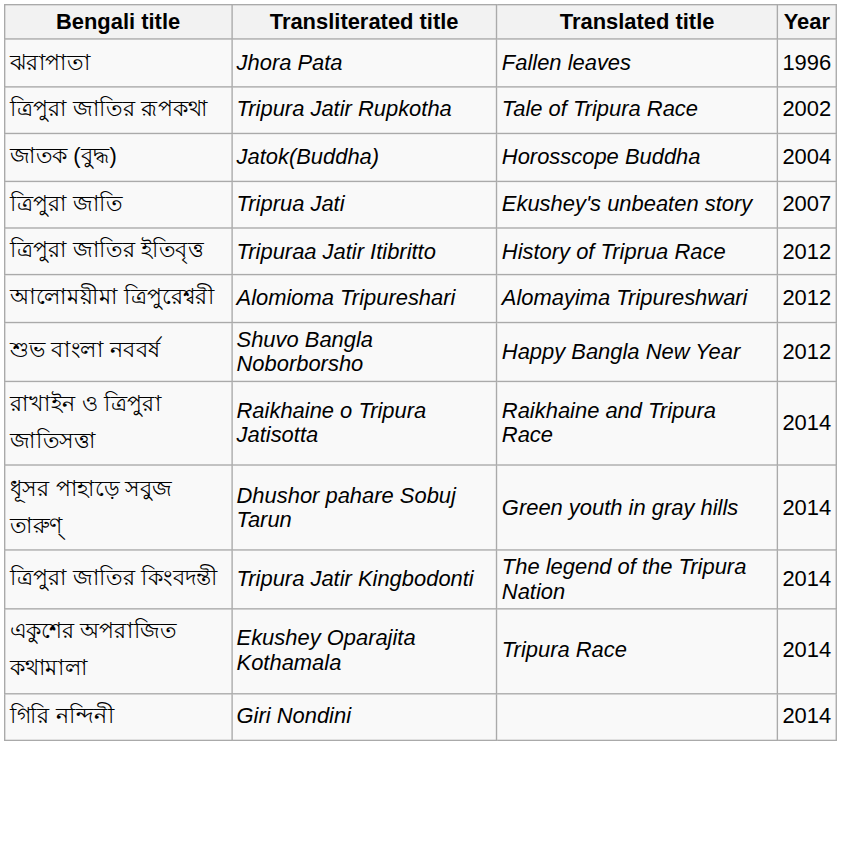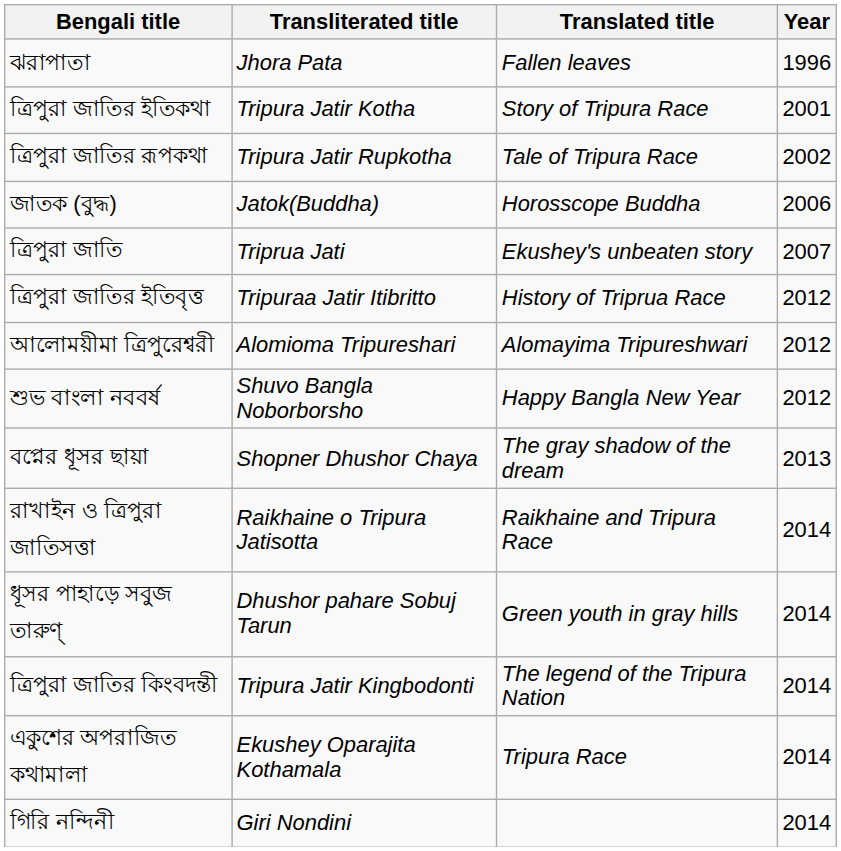+ row: (110, 109)
(807, 156) 2004 -> (807, 204) 2006
+ row: (80, 457)
